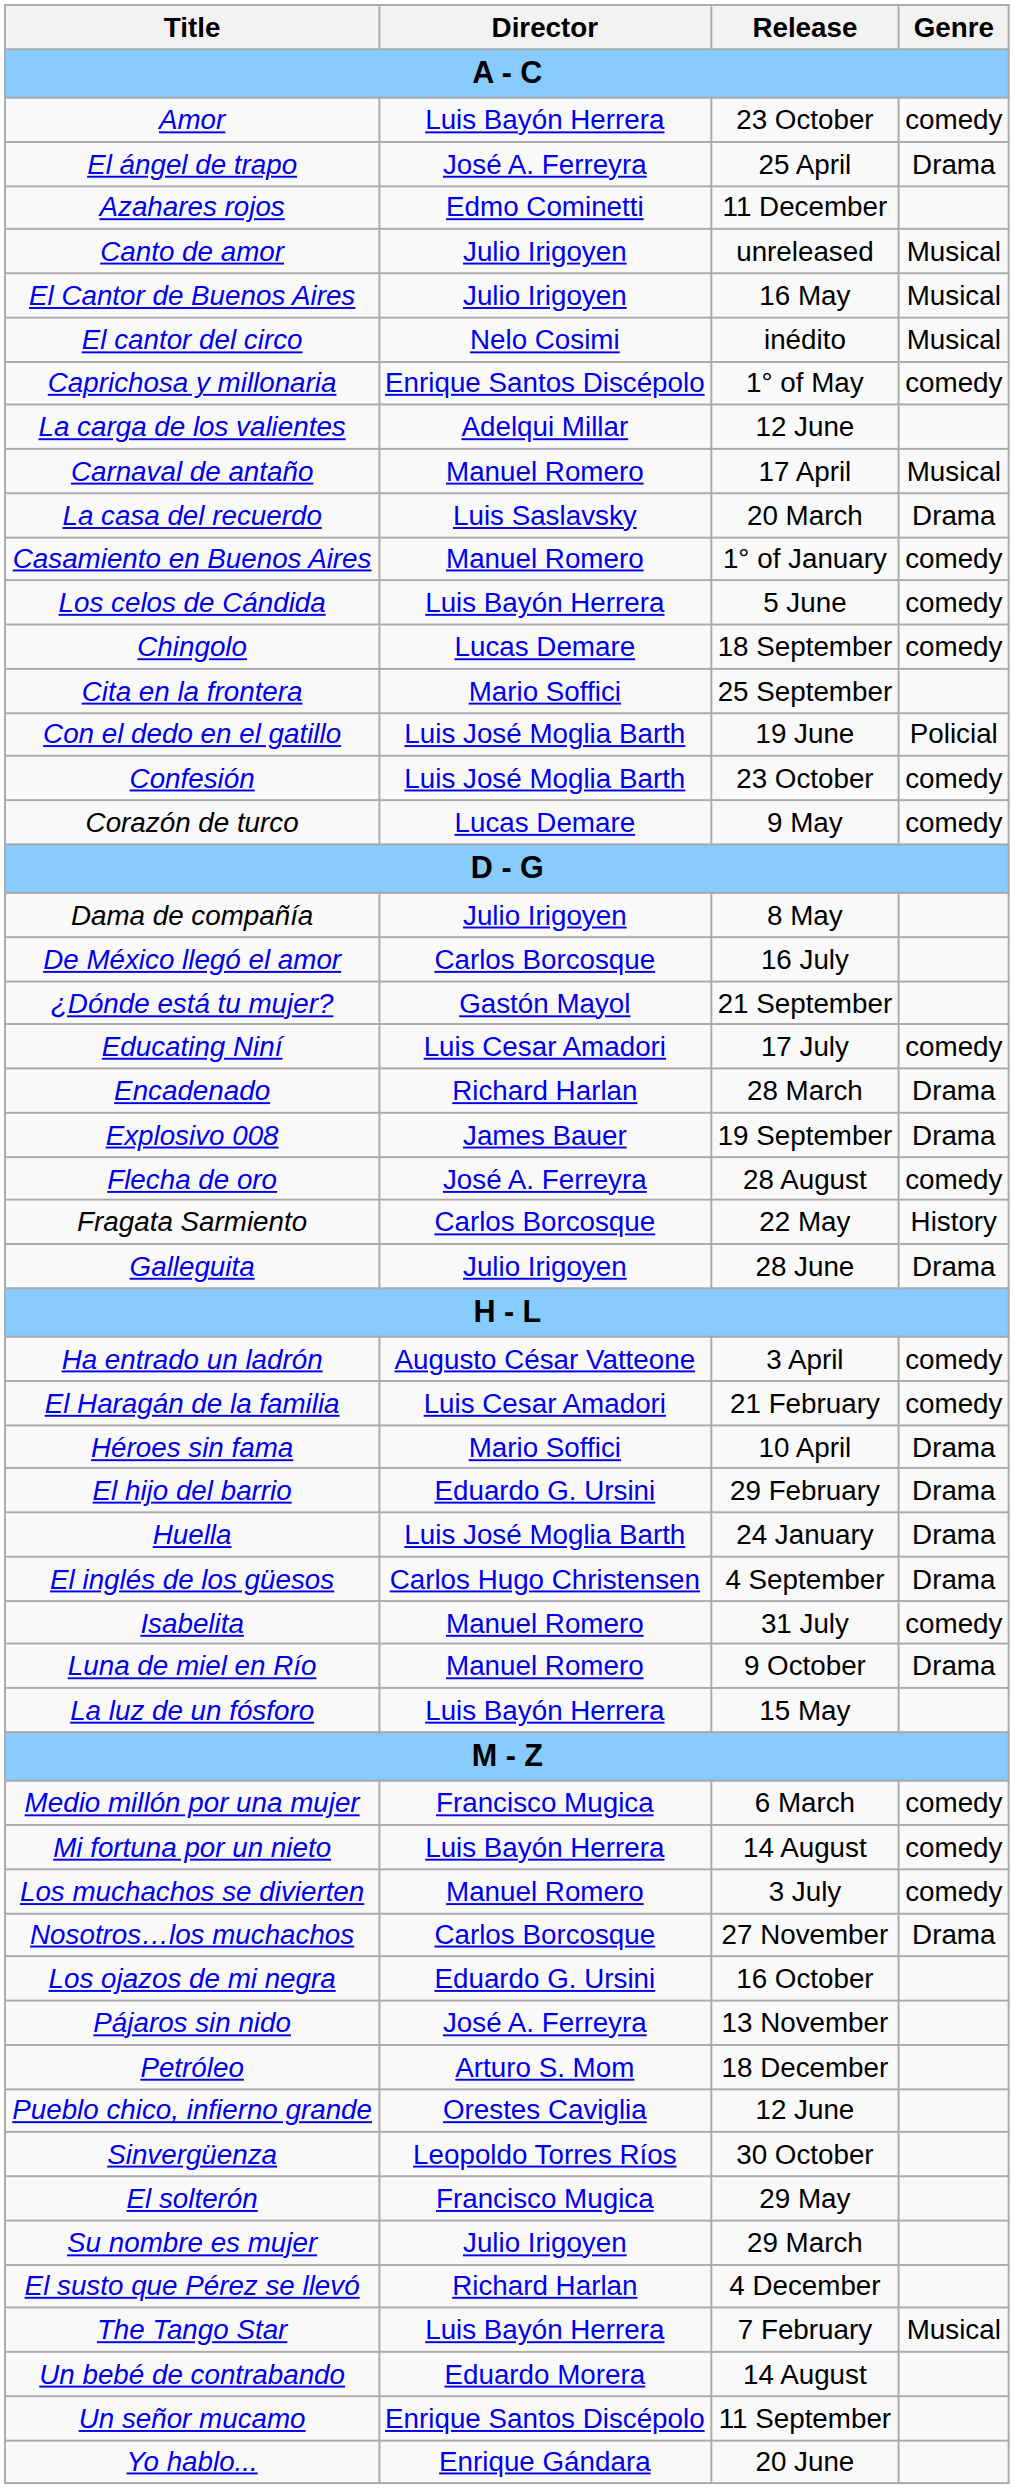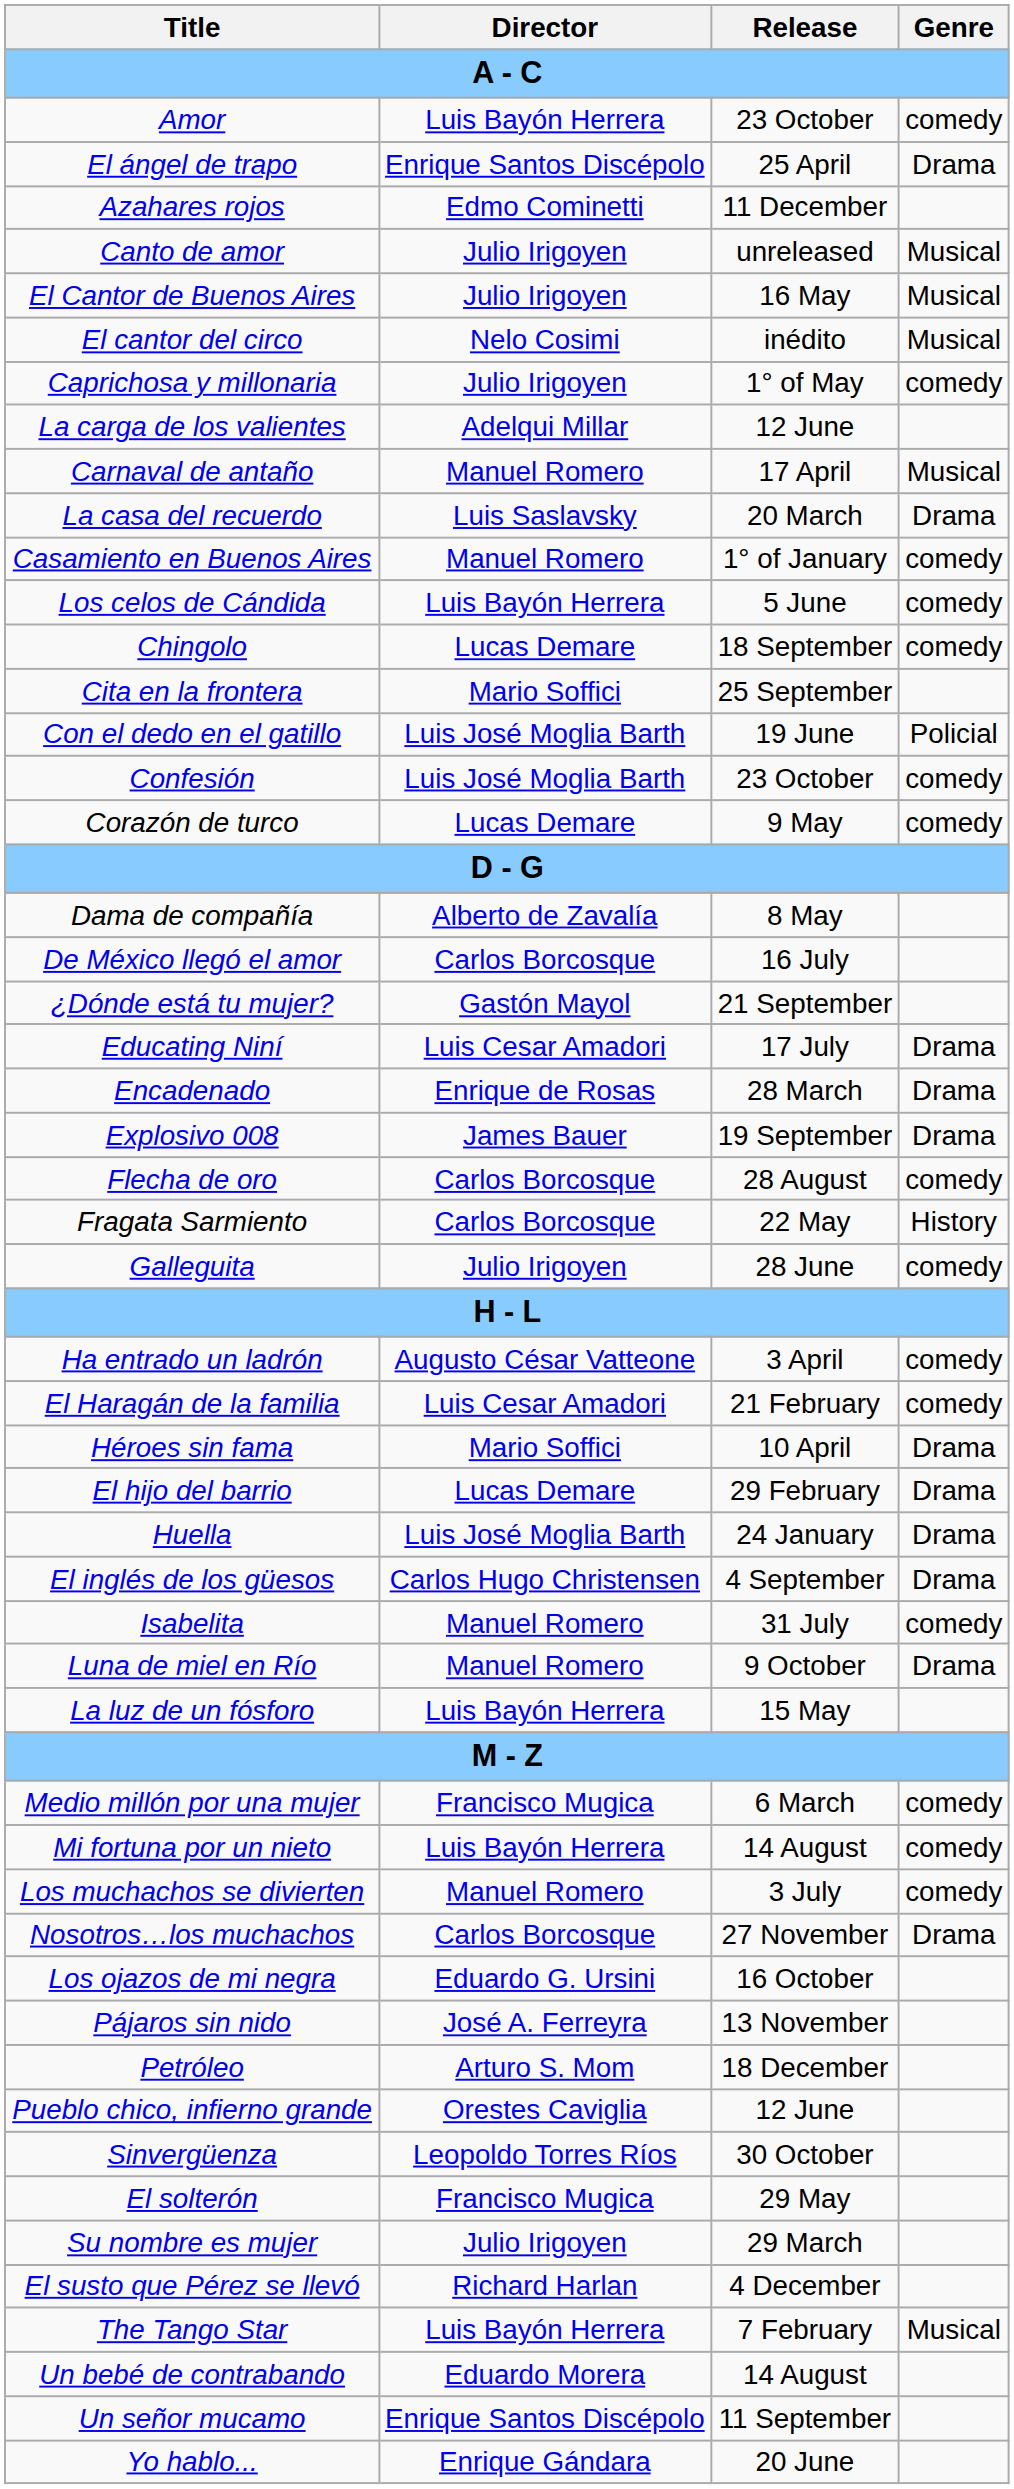(545, 164) José A. Ferreyra -> (545, 164) Enrique Santos Discépolo
(545, 384) Enrique Santos Discépolo -> (545, 384) Julio Irigoyen
(545, 915) Julio Irigoyen -> (545, 915) Alberto de Zavalía
(954, 1047) comedy -> (954, 1047) Drama
(545, 1091) Richard Harlan -> (545, 1091) Enrique de Rosas
(545, 1179) José A. Ferreyra -> (545, 1179) Carlos Borcosque
(954, 1267) Drama -> (954, 1267) comedy
(545, 1491) Eduardo G. Ursini -> (545, 1491) Lucas Demare
